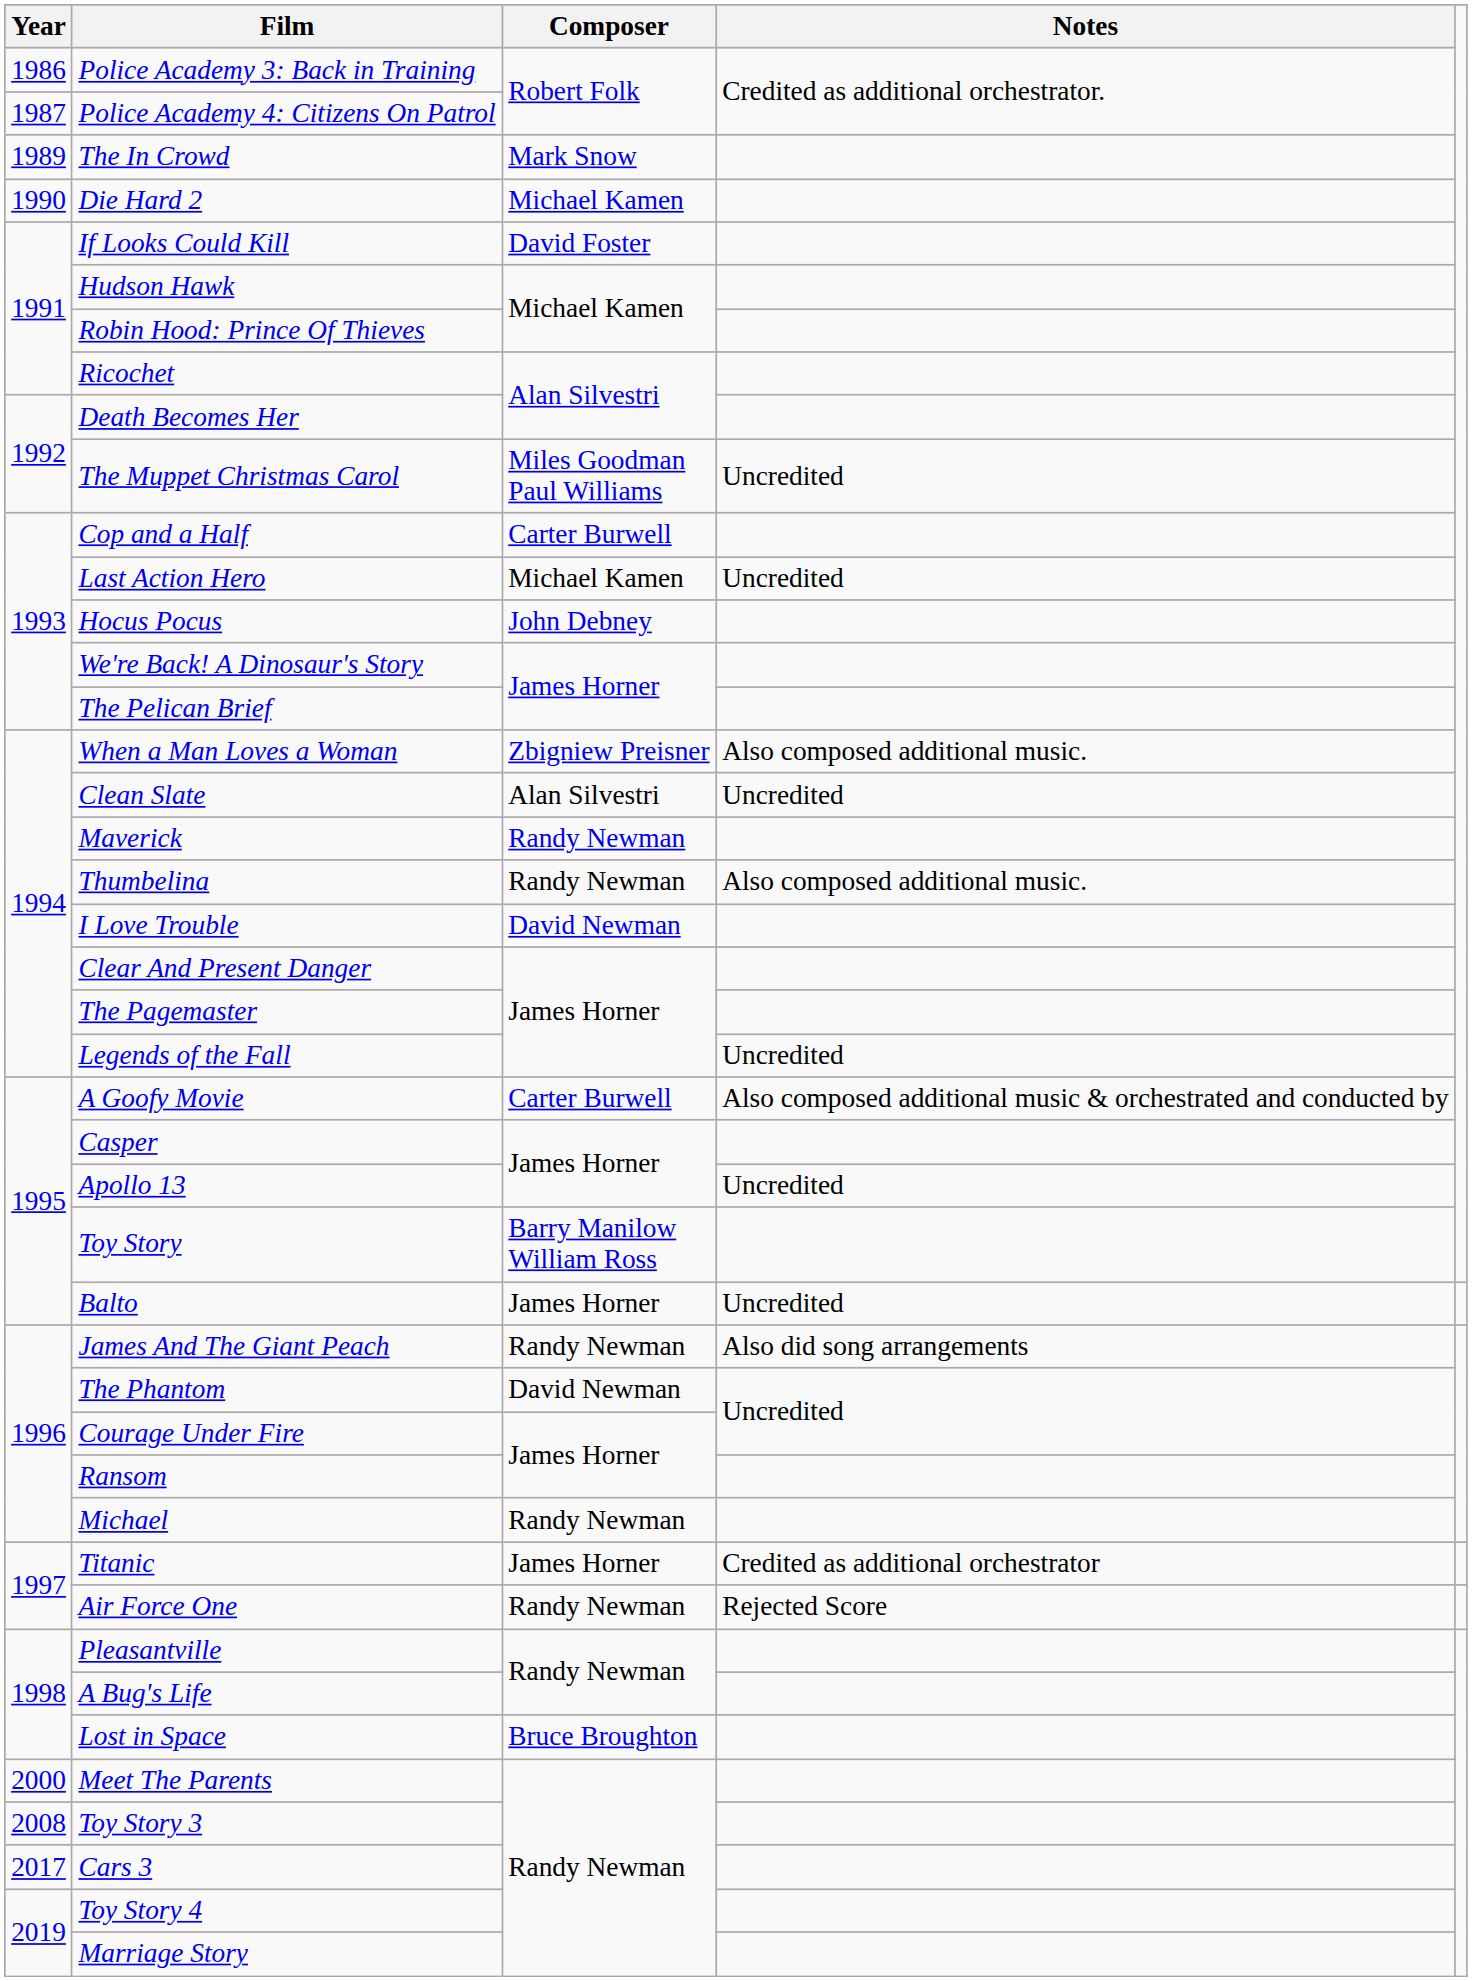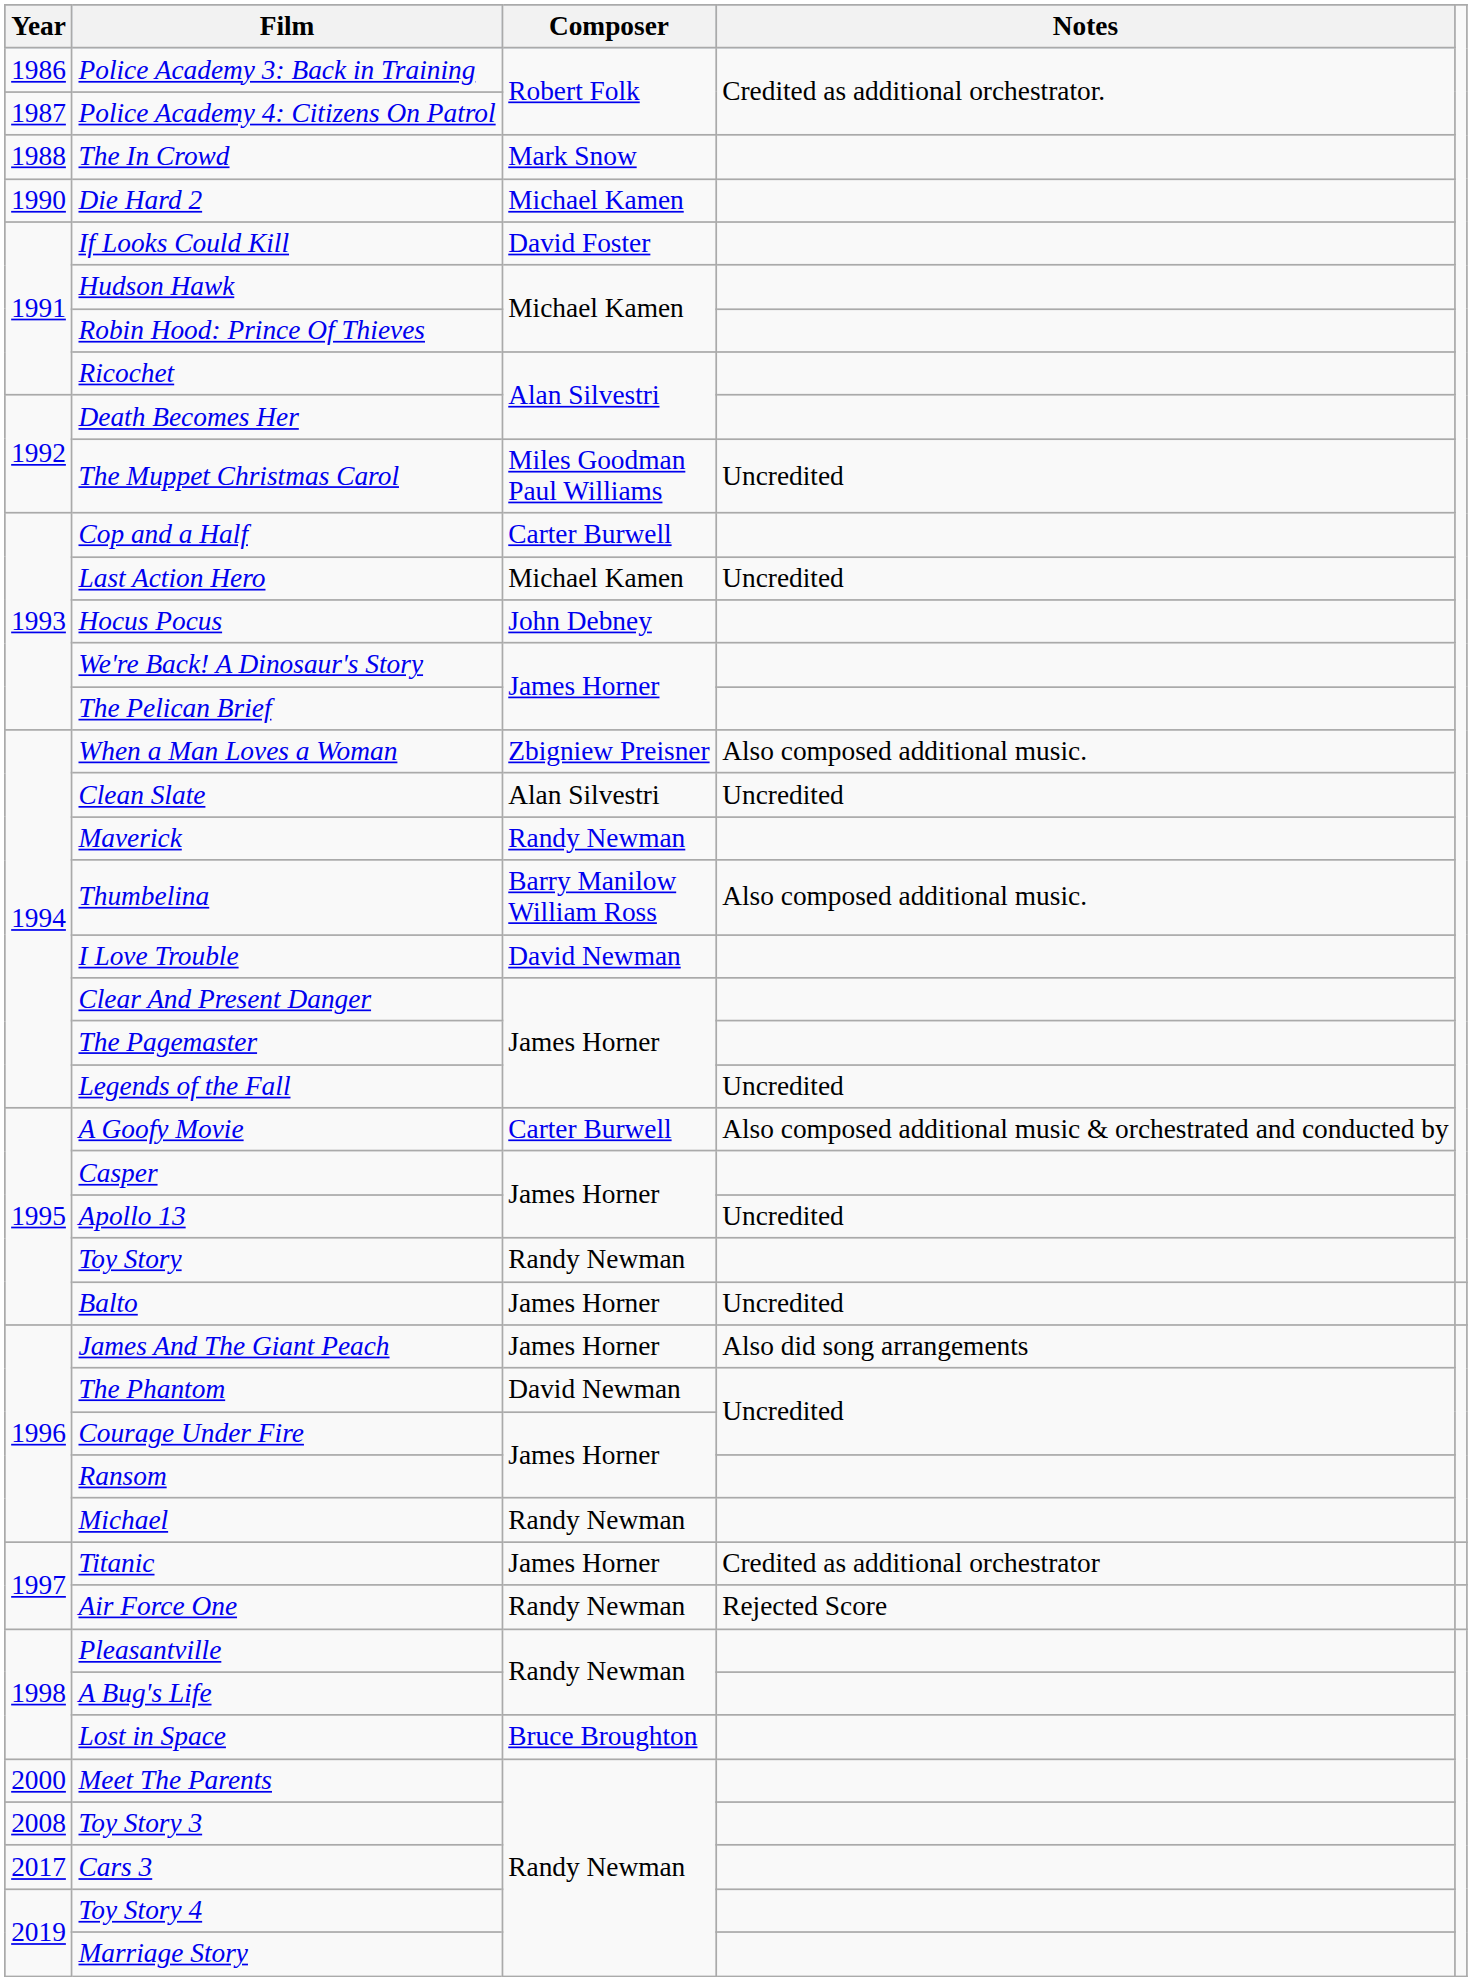(39, 156) 1989 -> (39, 156) 1988
(597, 881) Randy Newman -> (592, 896) Barry Manilow William Ross
(592, 1243) Barry Manilow William Ross -> (597, 1259) Randy Newman
(597, 1346) Randy Newman -> (584, 1346) James Horner
